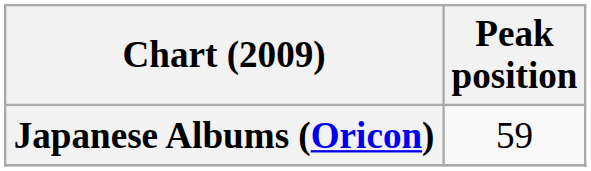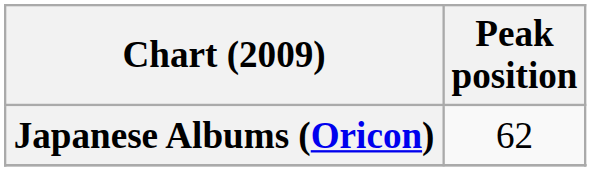(515, 134) 59 -> (515, 134) 62
